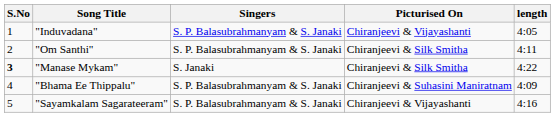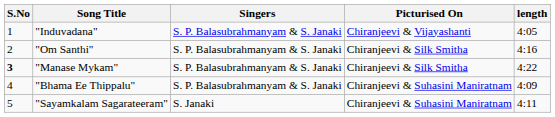(527, 49) 4:11 -> (527, 49) 4:16
(194, 67) S. Janaki -> (257, 67) S. P. Balasubrahmanyam & S. Janaki
(257, 103) S. P. Balasubrahmanyam & S. Janaki -> (194, 103) S. Janaki
(409, 103) Chiranjeevi & Vijayashanti -> (429, 103) Chiranjeevi & Suhasini Maniratnam
(527, 103) 4:16 -> (527, 103) 4:11
